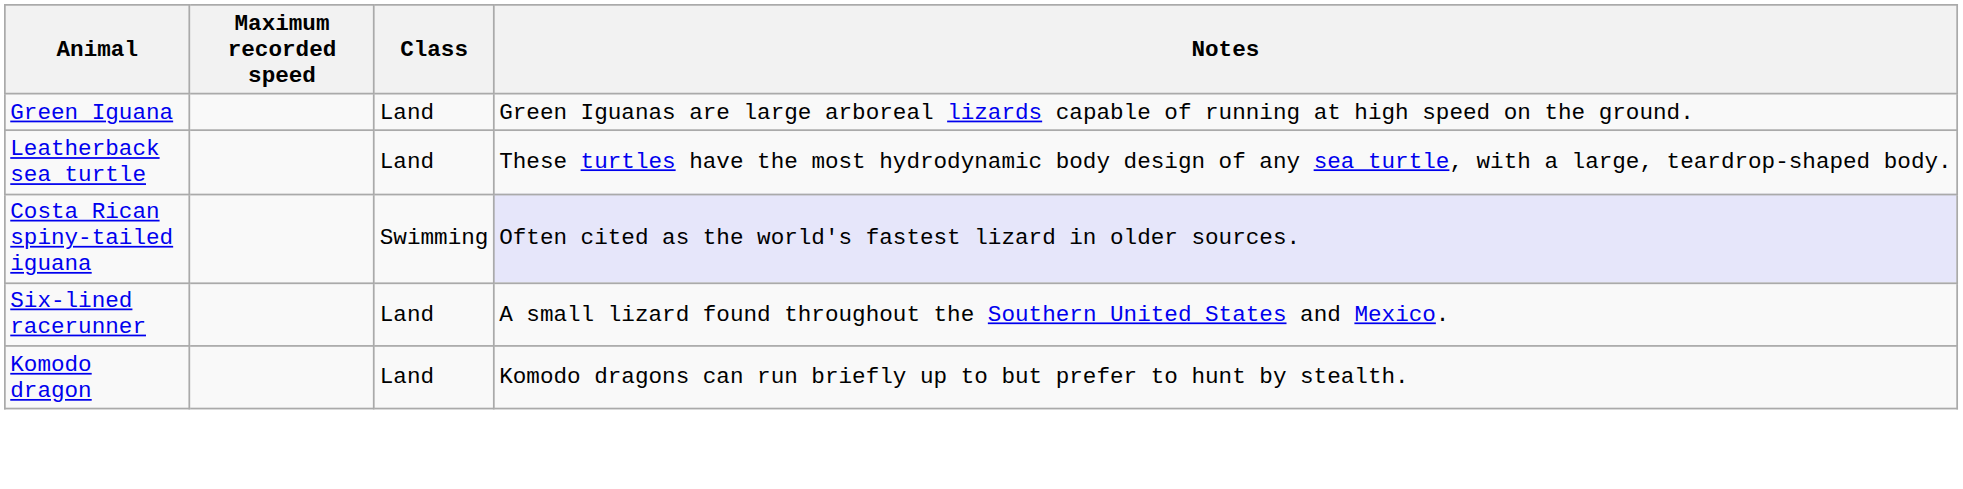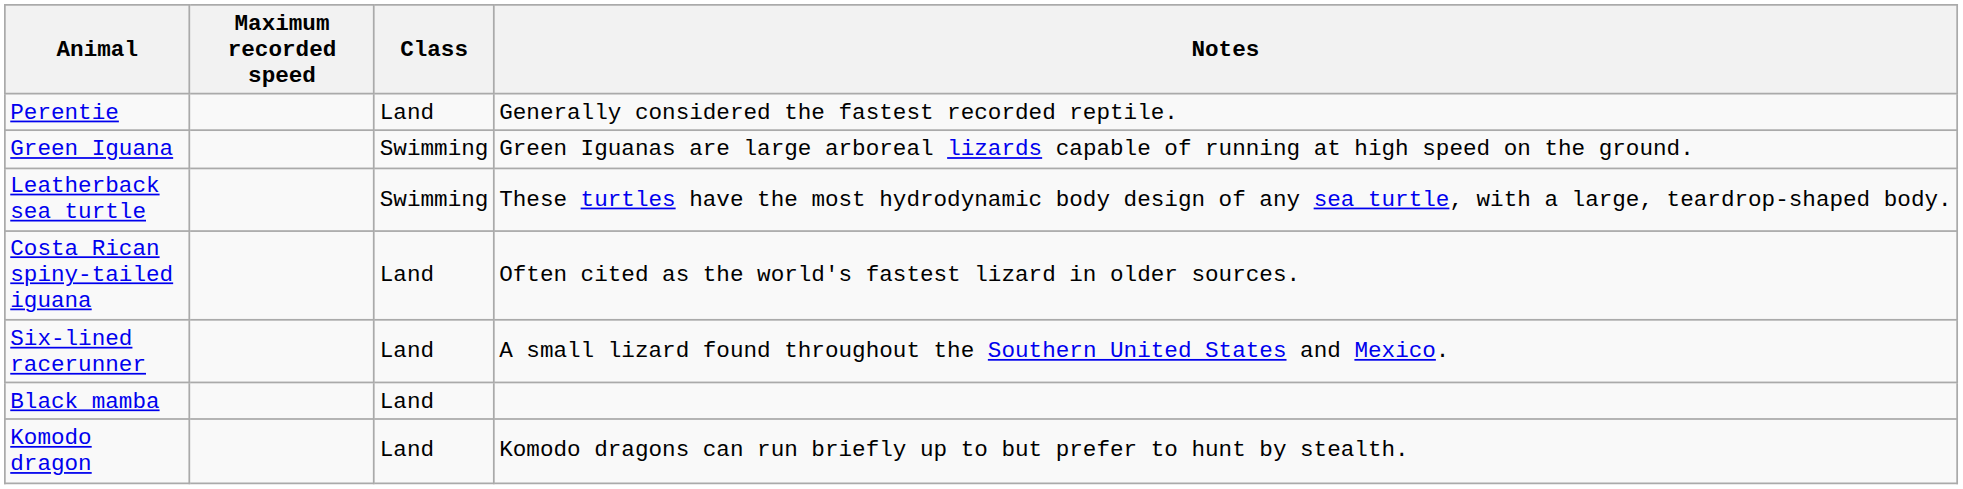+ row: (65, 112)
(407, 112) Land -> (434, 149) Swimming
(407, 162) Land -> (434, 199) Swimming
(434, 238) Swimming -> (407, 275) Land
(900, 238) lavender background -> (900, 275) no background
+ row: (85, 401)
